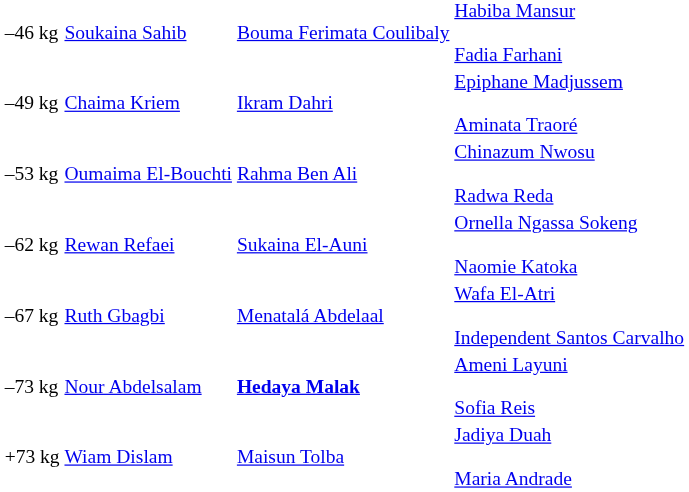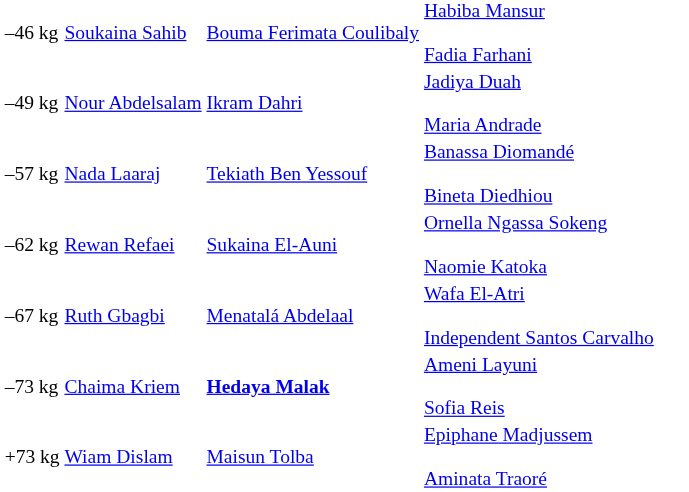(122, 103) Chaima Kriem -> (133, 103) Nour Abdelsalam
(539, 103) Epiphane Madjussem Aminata Traoré -> (483, 103) Jadiya Duah Maria Andrade
- row: (31, 174)
+ row: (31, 174)
(133, 386) Nour Abdelsalam -> (122, 386) Chaima Kriem
(513, 457) Jadiya Duah Maria Andrade -> (508, 457) Epiphane Madjussem Aminata Traoré
